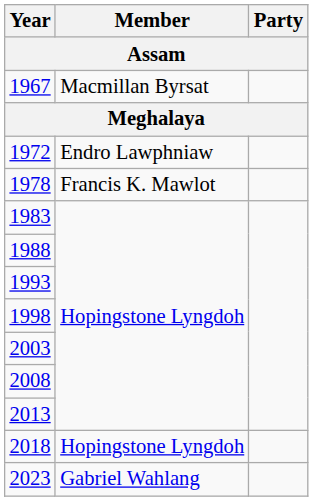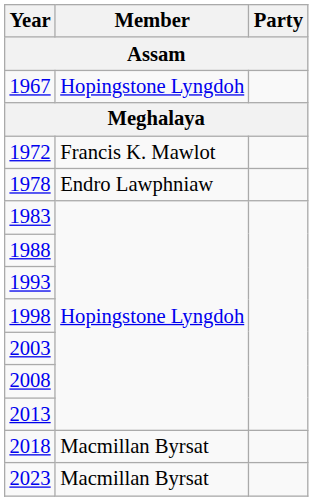(134, 86) Macmillan Byrsat -> (152, 86) Hopingstone Lyngdoh
(137, 151) Endro Lawphniaw -> (138, 151) Francis K. Mawlot
(138, 184) Francis K. Mawlot -> (137, 184) Endro Lawphniaw
(152, 446) Hopingstone Lyngdoh -> (134, 446) Macmillan Byrsat
(130, 479) Gabriel Wahlang -> (134, 479) Macmillan Byrsat
